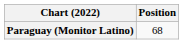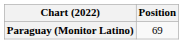(157, 30) 68 -> (157, 30) 69
